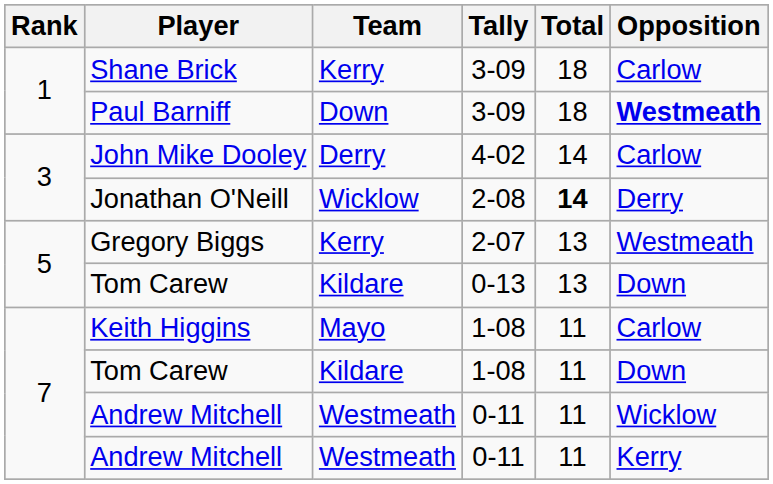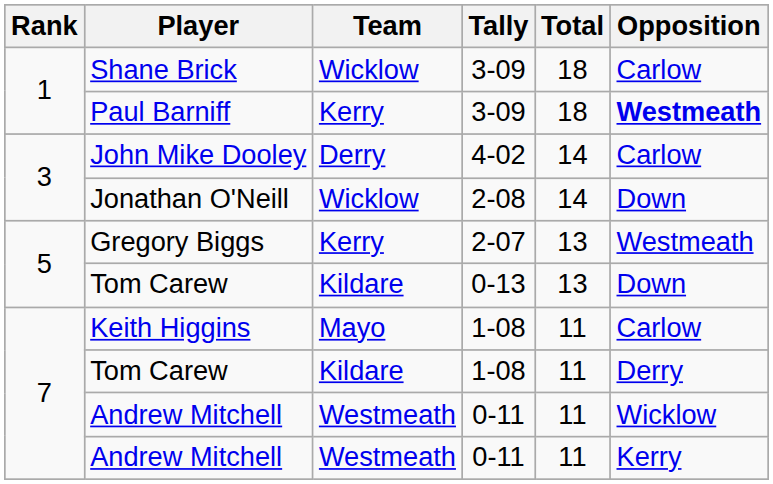(351, 69) Kerry -> (369, 69) Wicklow
(354, 112) Down -> (351, 112) Kerry
(572, 198) bold -> (572, 198) normal
(650, 198) Derry -> (651, 198) Down
(651, 371) Down -> (650, 371) Derry
